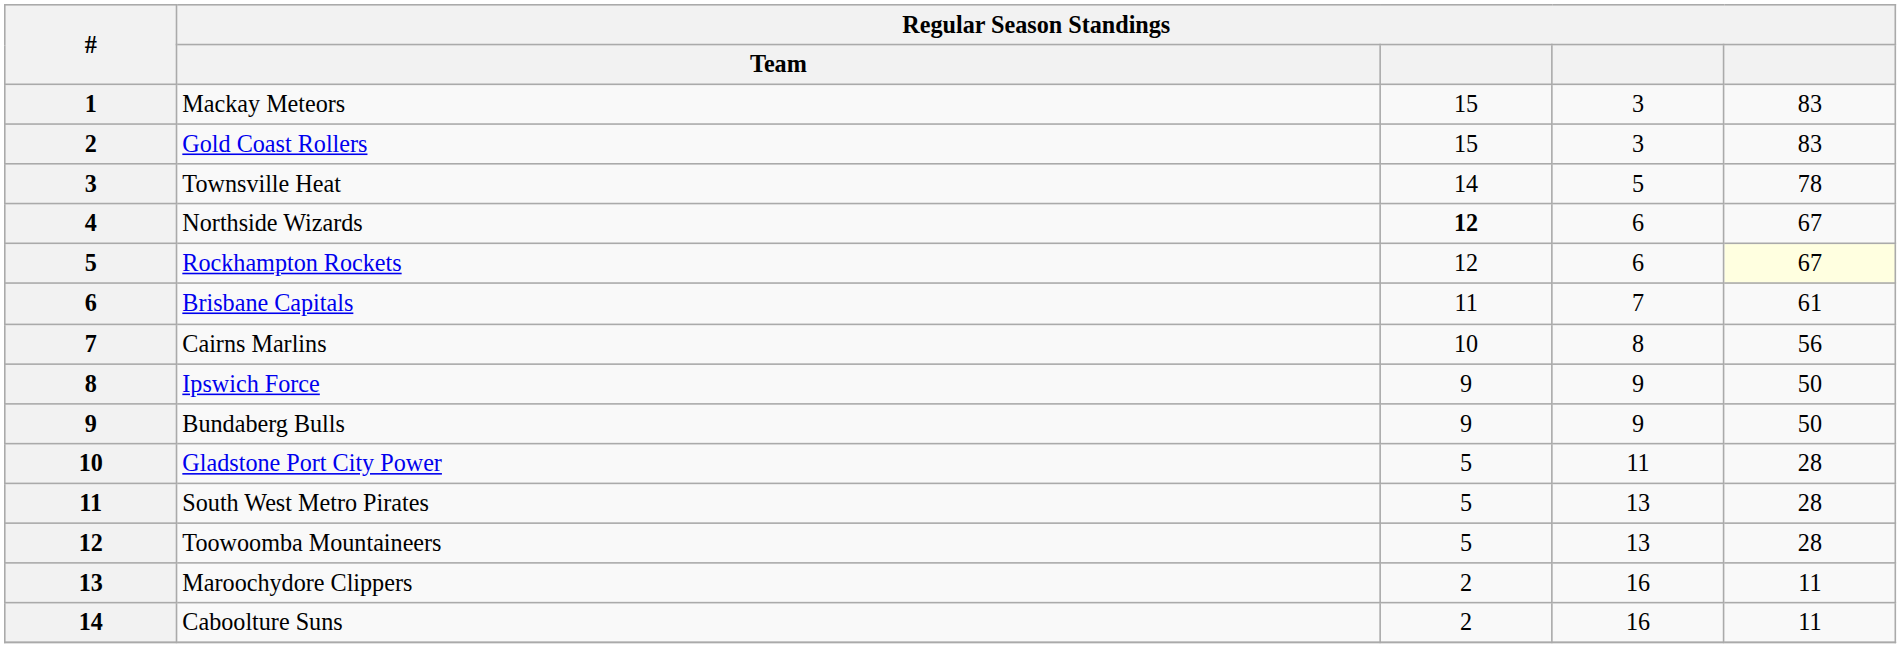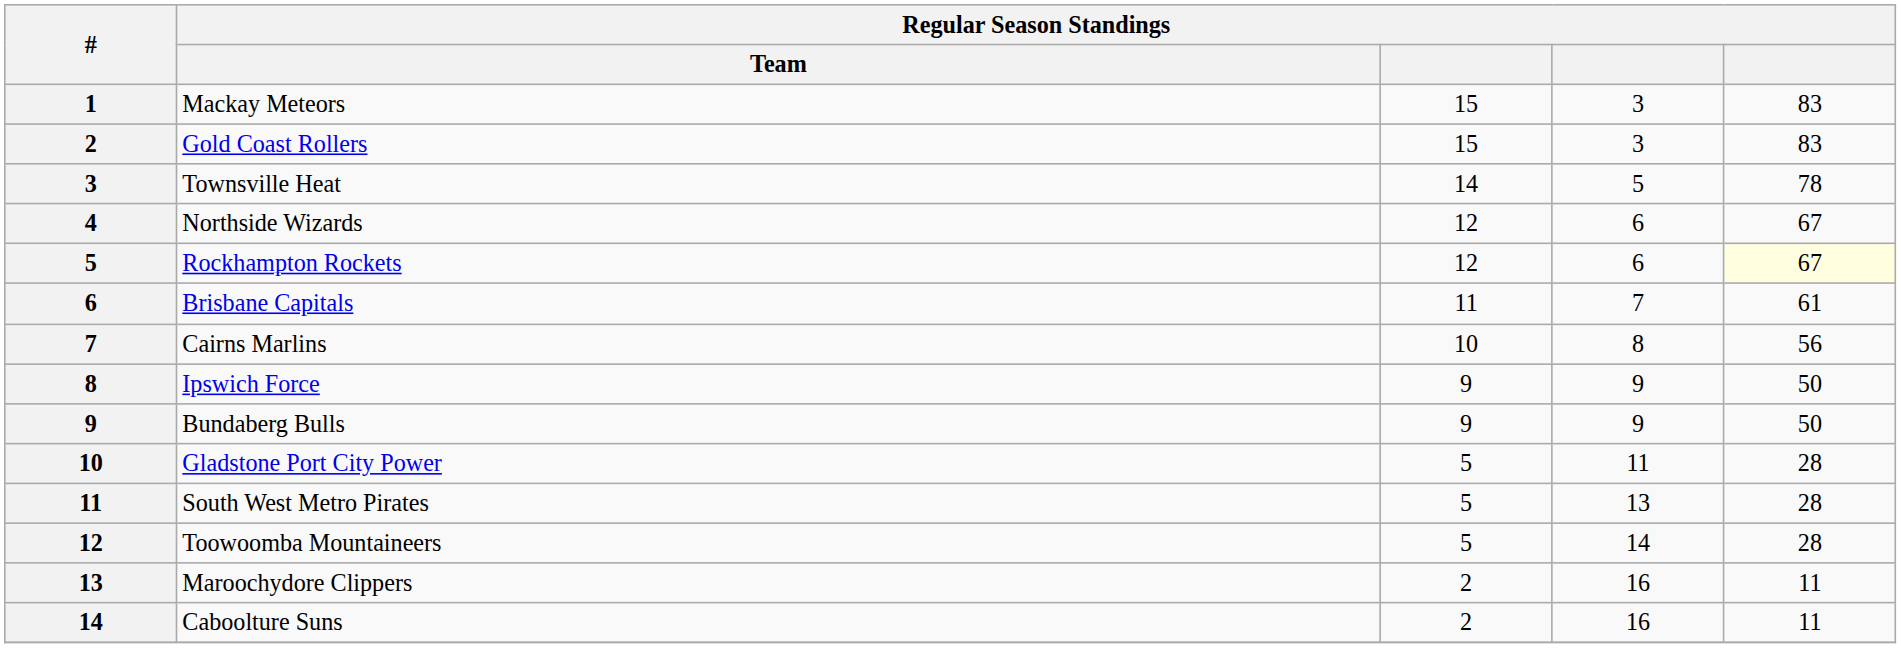(1466, 223) bold -> (1466, 223) normal
(1638, 542) 13 -> (1638, 542) 14
